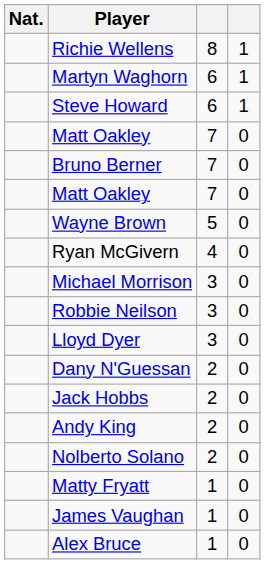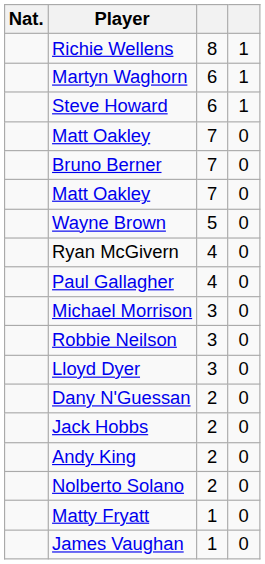+ row: (113, 281)
- row: (97, 544)
